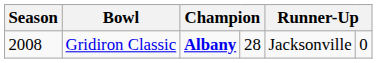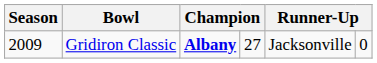(25, 44) 2008 -> (25, 44) 2009
(252, 44) 28 -> (252, 44) 27
